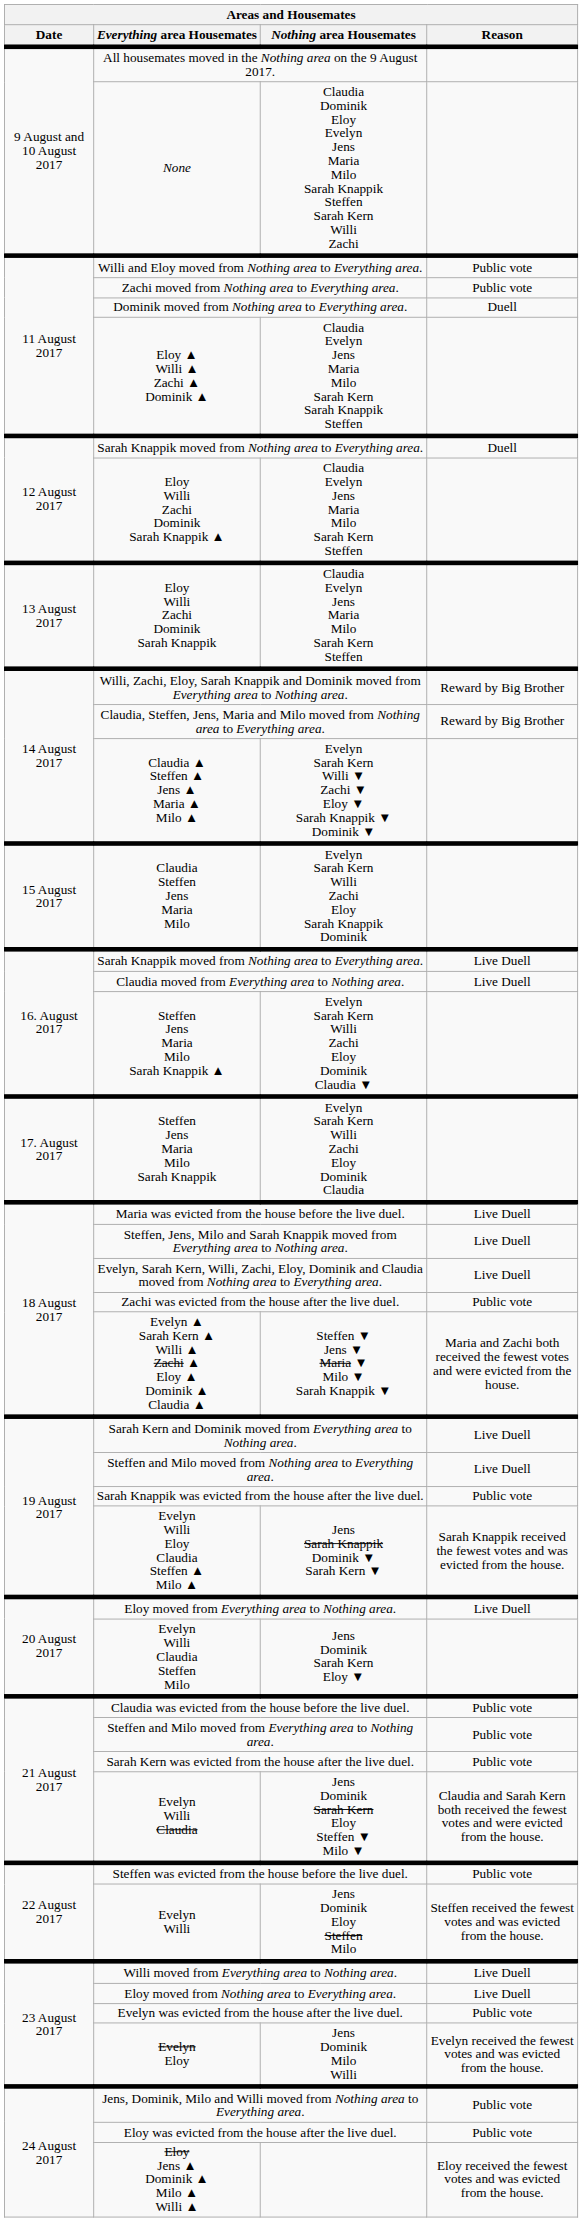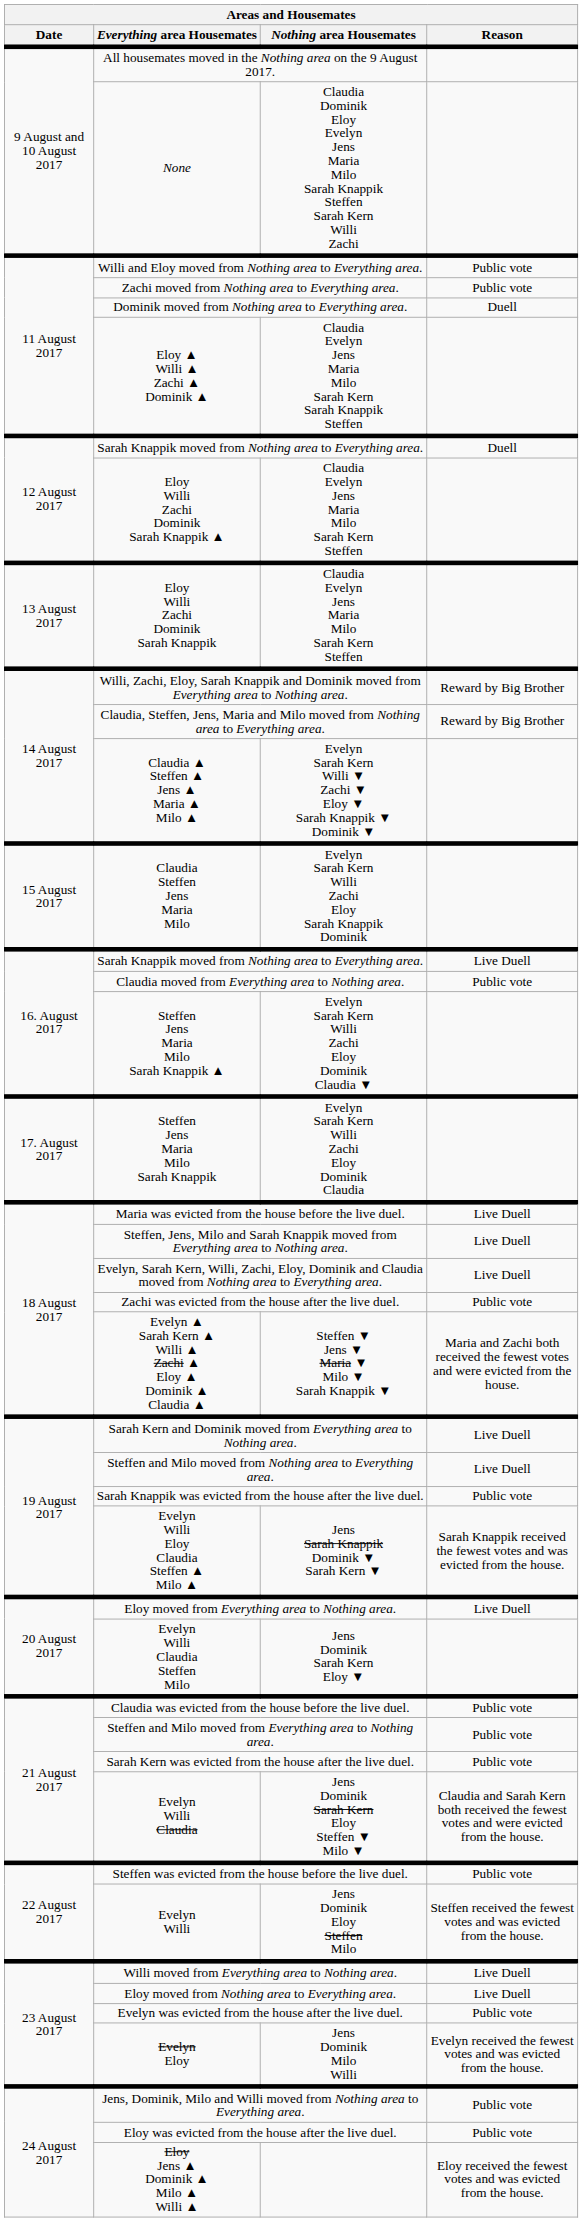(502, 981) Live Duell -> (502, 981) Public vote
